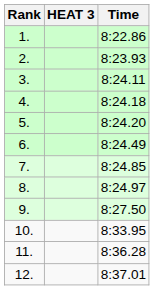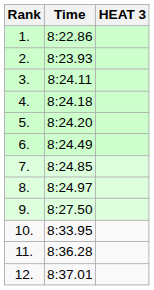columns swapped: (71, 15) <-> (123, 15)
